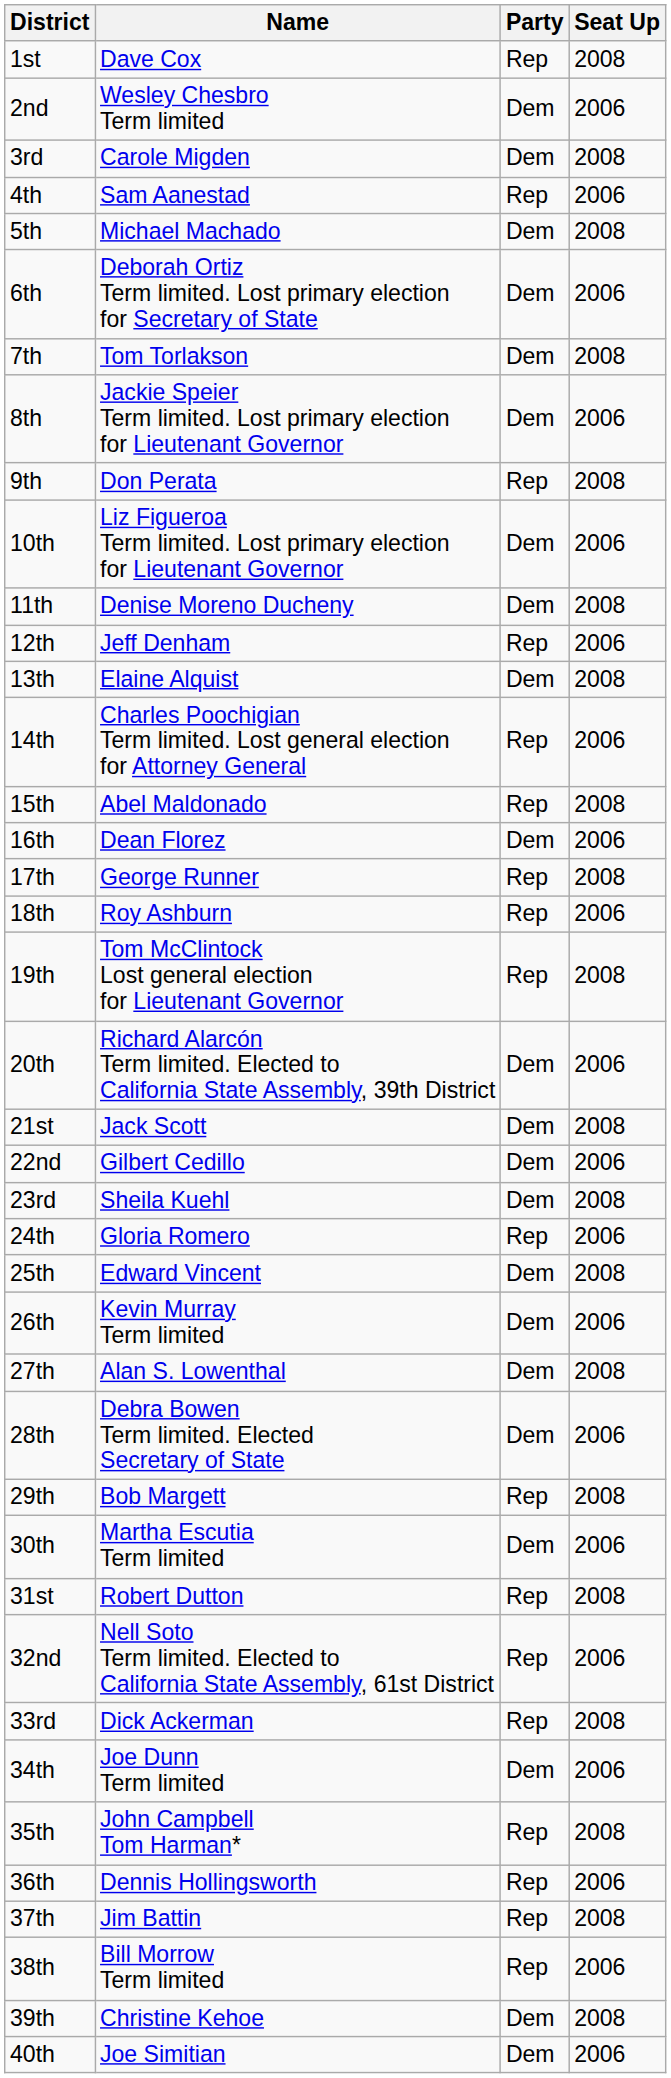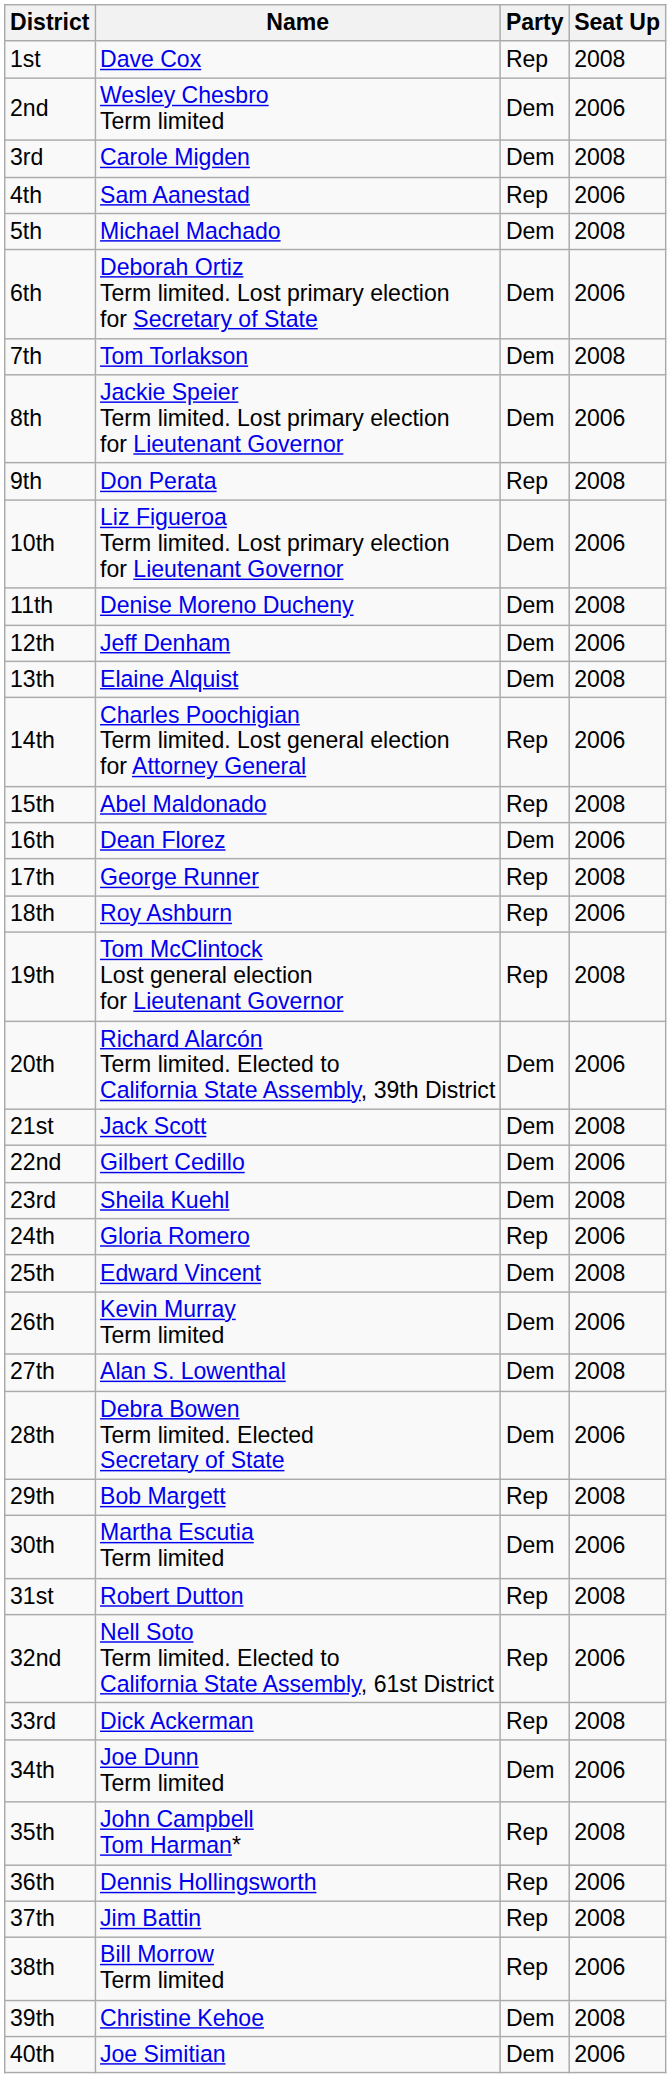(527, 642) Rep -> (530, 642) Dem
